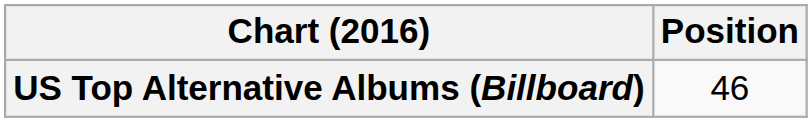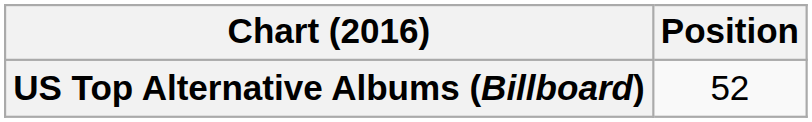(730, 87) 46 -> (730, 87) 52
